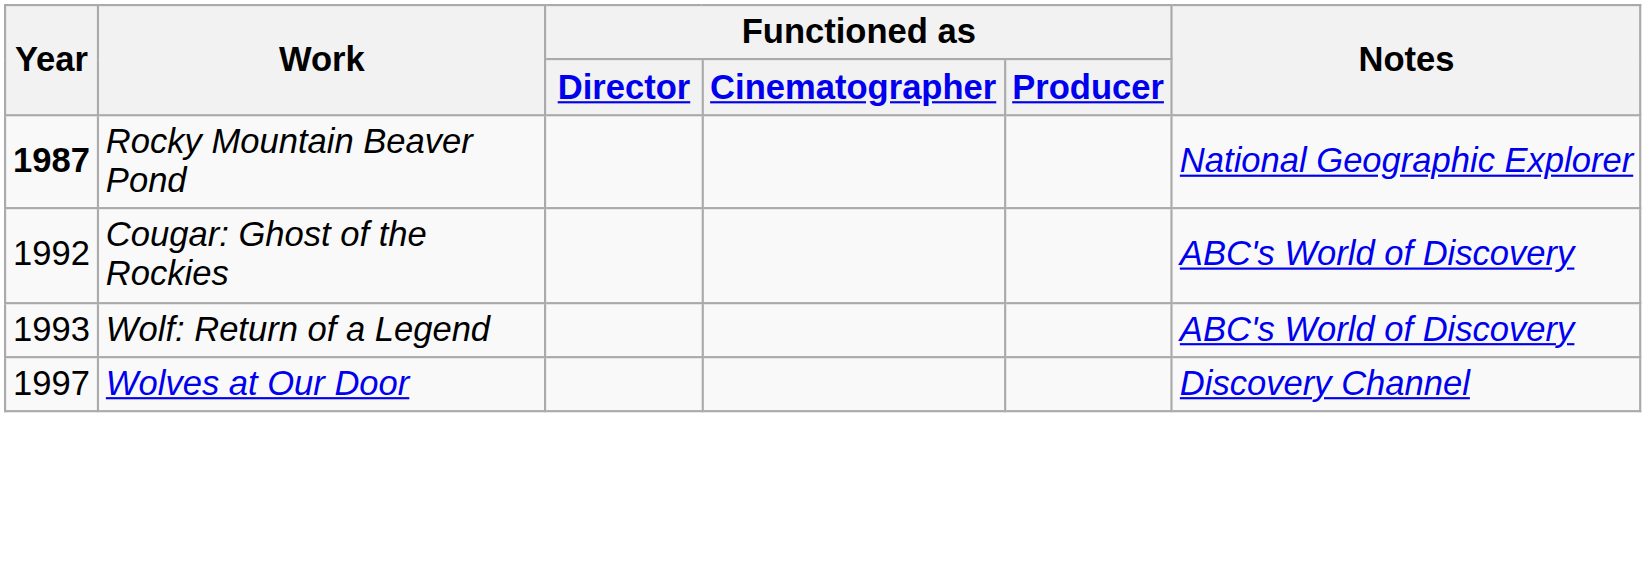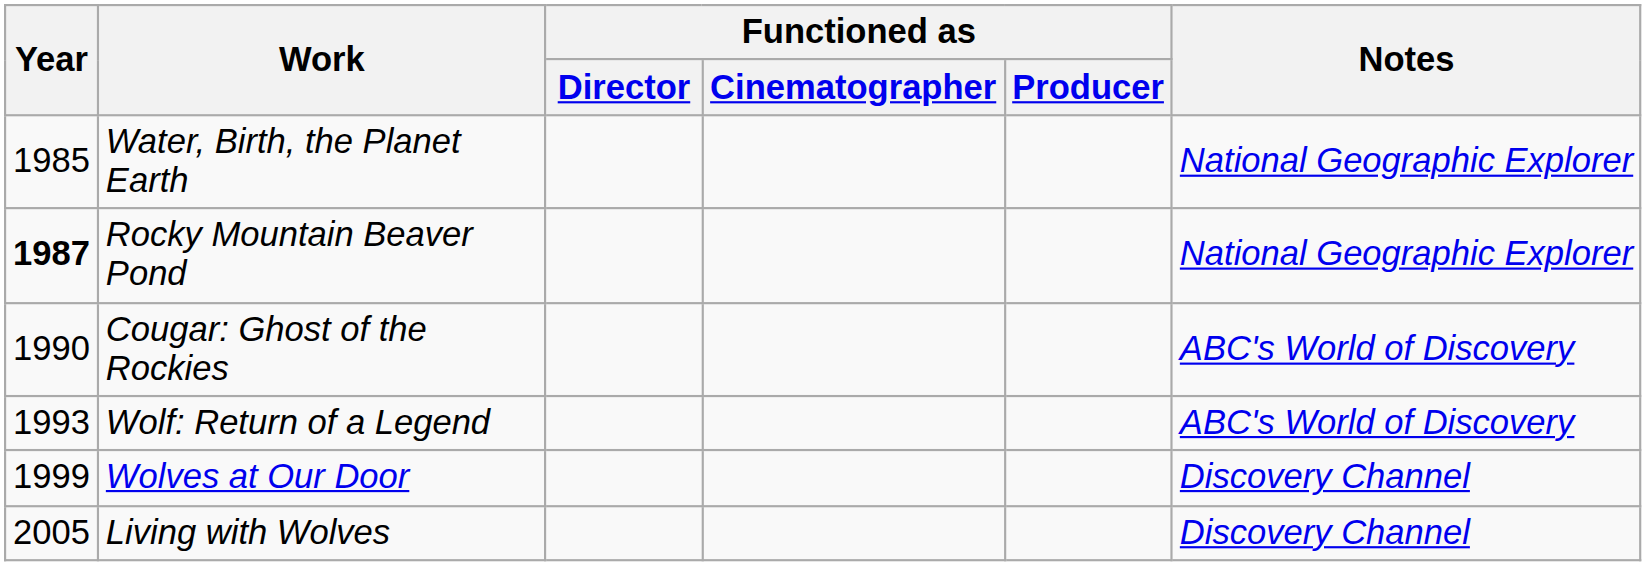+ row: (283, 160)
(51, 254) 1992 -> (51, 348) 1990
(51, 383) 1997 -> (51, 477) 1999
+ row: (248, 532)
